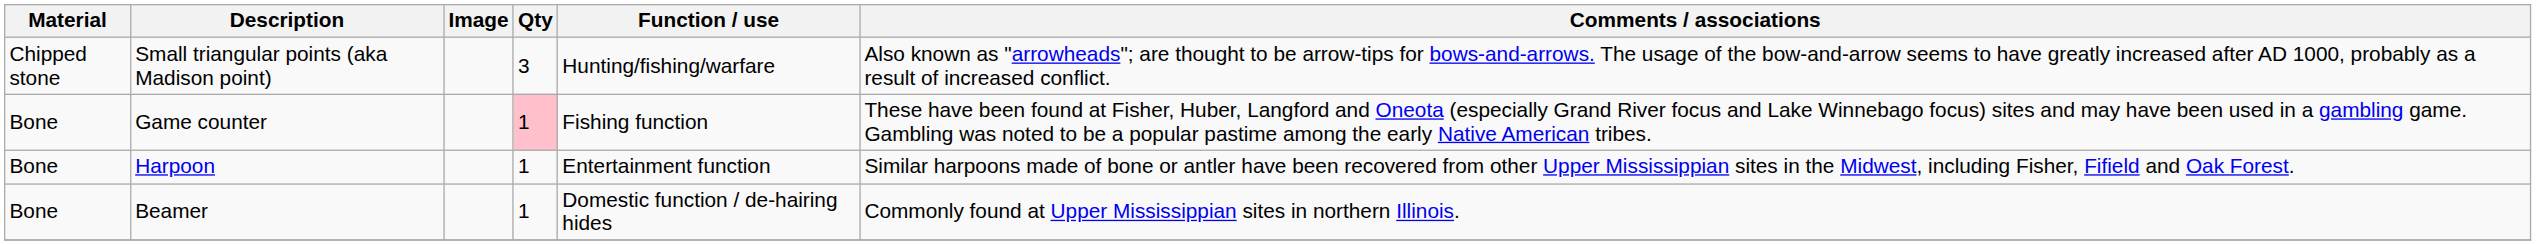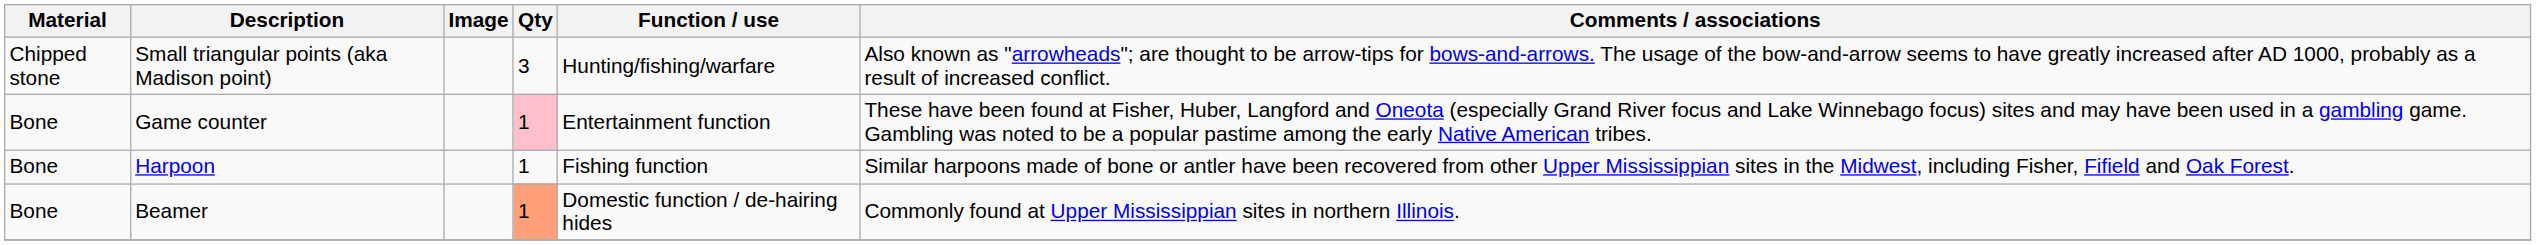(635, 122) Fishing function -> (666, 122) Entertainment function
(666, 166) Entertainment function -> (635, 166) Fishing function
(524, 211) no background -> (524, 211) lightsalmon background
